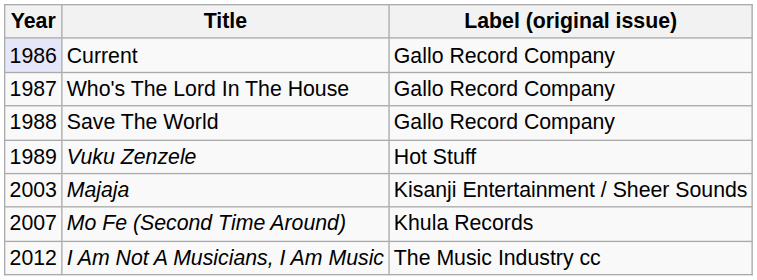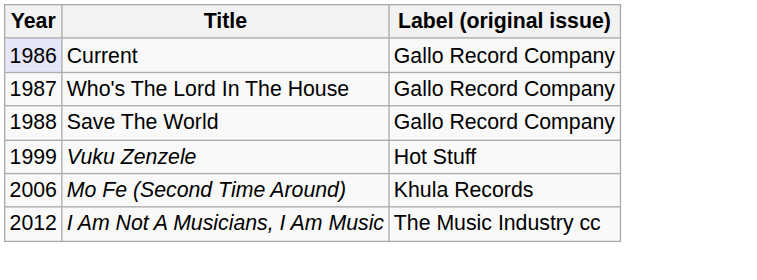(33, 156) 1989 -> (33, 156) 1999
- row: (98, 190)
(33, 223) 2007 -> (33, 190) 2006
